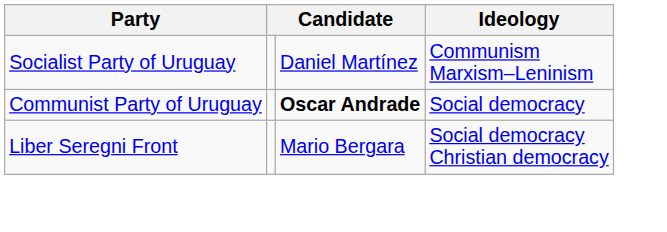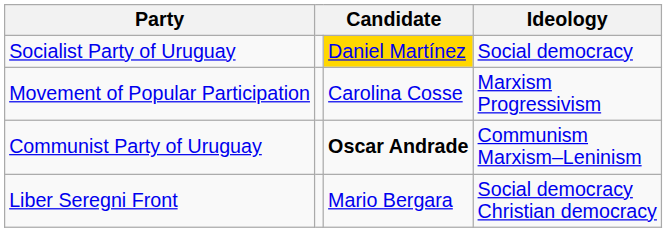(349, 62) no background -> (397, 51) gold background
(511, 62) Communism Marxism–Leninism -> (555, 51) Social democracy
+ row: (160, 93)
(507, 104) Social democracy -> (560, 146) Communism Marxism–Leninism
